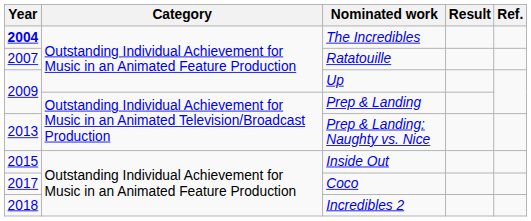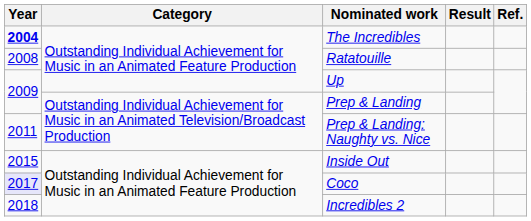(23, 59) 2007 -> (23, 59) 2008
(23, 132) 2013 -> (22, 132) 2011
(23, 183) no background -> (23, 183) lavender background
